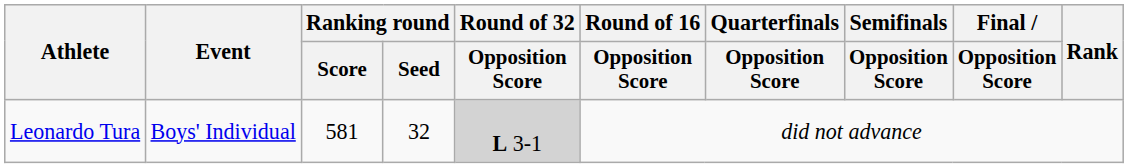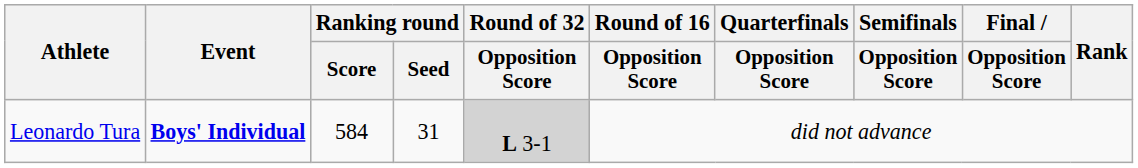(223, 131) normal -> (228, 131) bold
(342, 131) 581 -> (352, 131) 584
(419, 131) 32 -> (428, 131) 31
